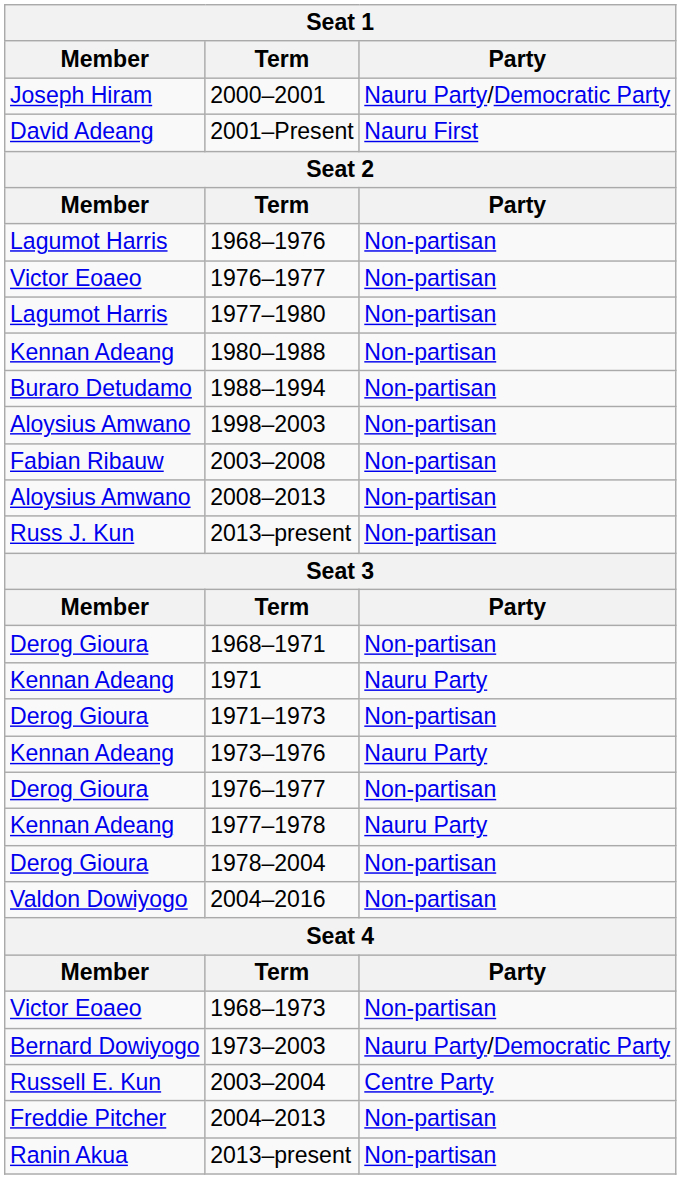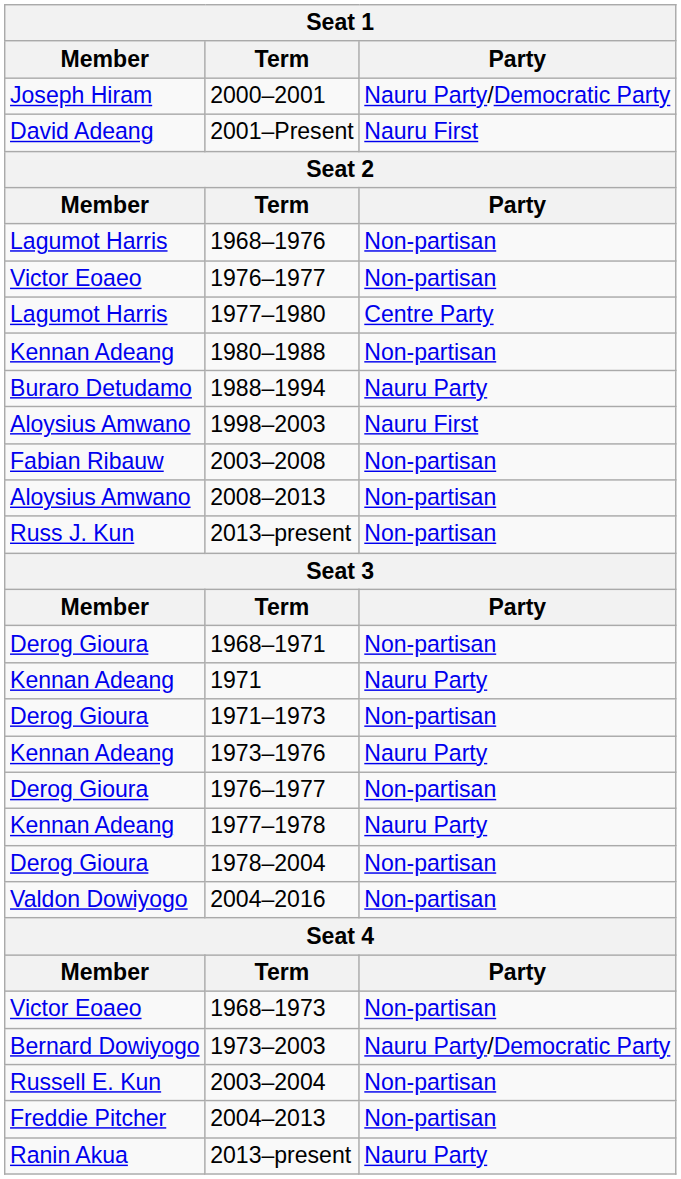(430, 315) Non-partisan -> (429, 315) Centre Party
(430, 388) Non-partisan -> (426, 388) Nauru Party
(430, 424) Non-partisan -> (421, 424) Nauru First
(429, 1082) Centre Party -> (430, 1082) Non-partisan
(430, 1155) Non-partisan -> (426, 1155) Nauru Party
